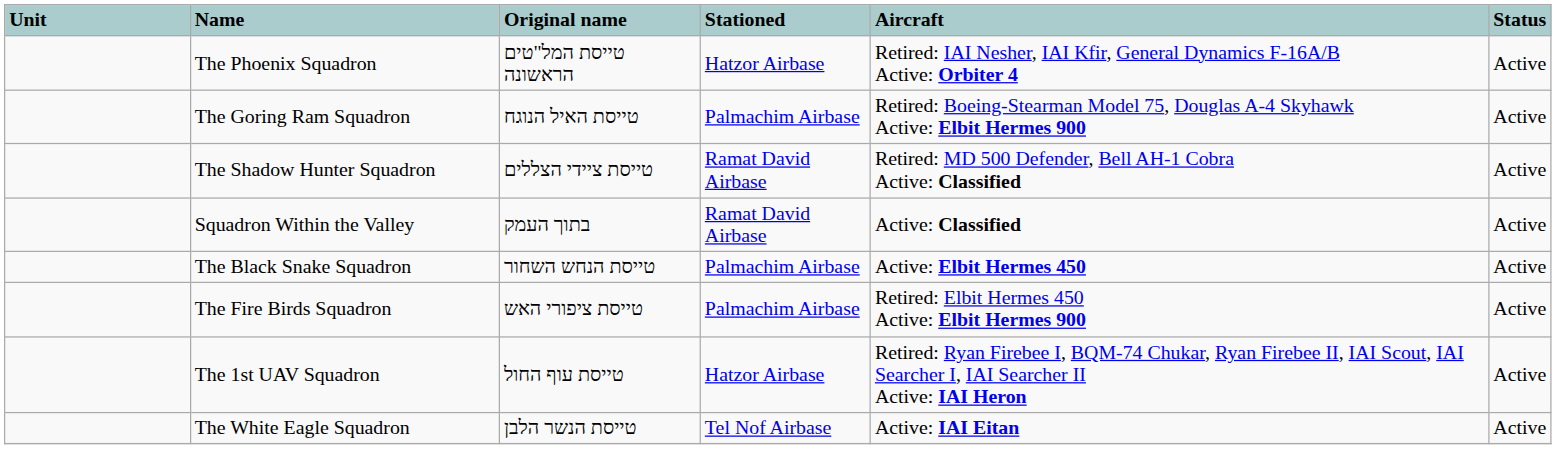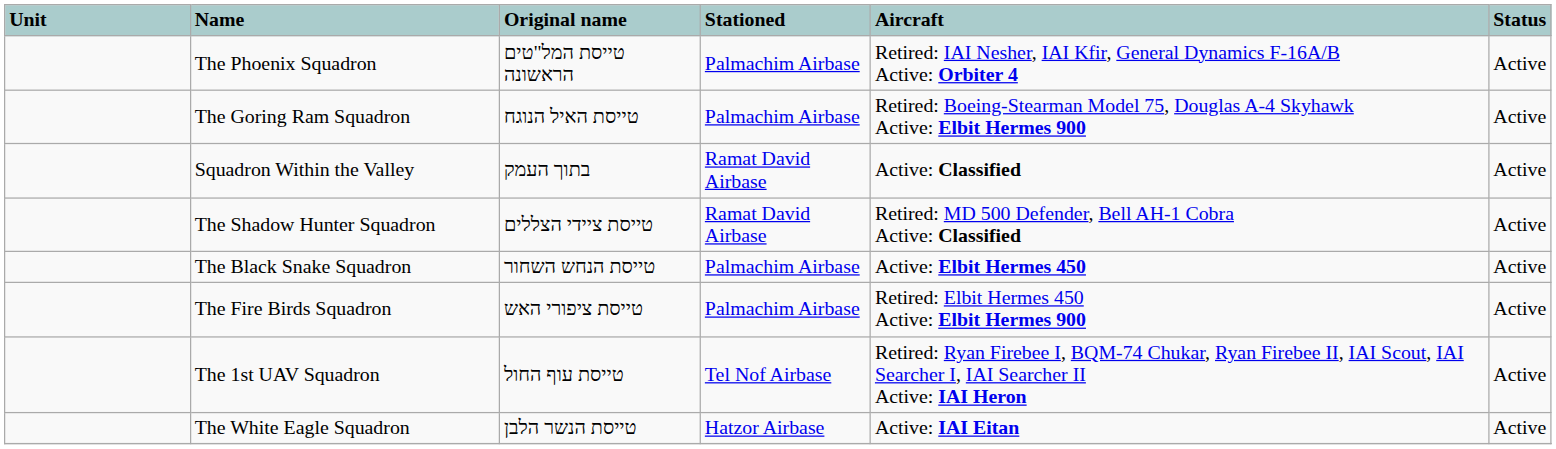(765, 62) Hatzor Airbase -> (782, 62) Palmachim Airbase
rows swapped: (304, 224) <-> (315, 170)
(765, 374) Hatzor Airbase -> (768, 374) Tel Nof Airbase
(768, 428) Tel Nof Airbase -> (765, 428) Hatzor Airbase
